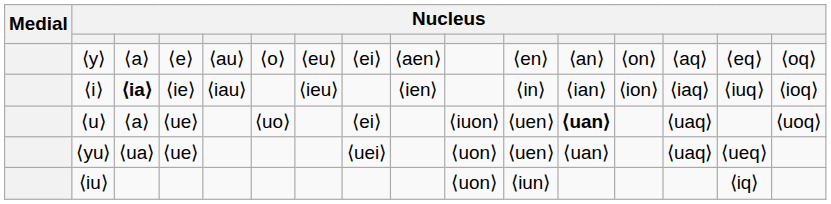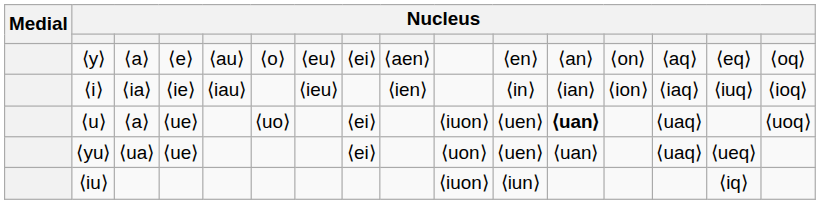(137, 90) bold -> (137, 90) normal
(367, 152) ⟨uei⟩ -> (361, 152) ⟨ei⟩
(474, 183) ⟨uon⟩ -> (464, 183) ⟨iuon⟩
